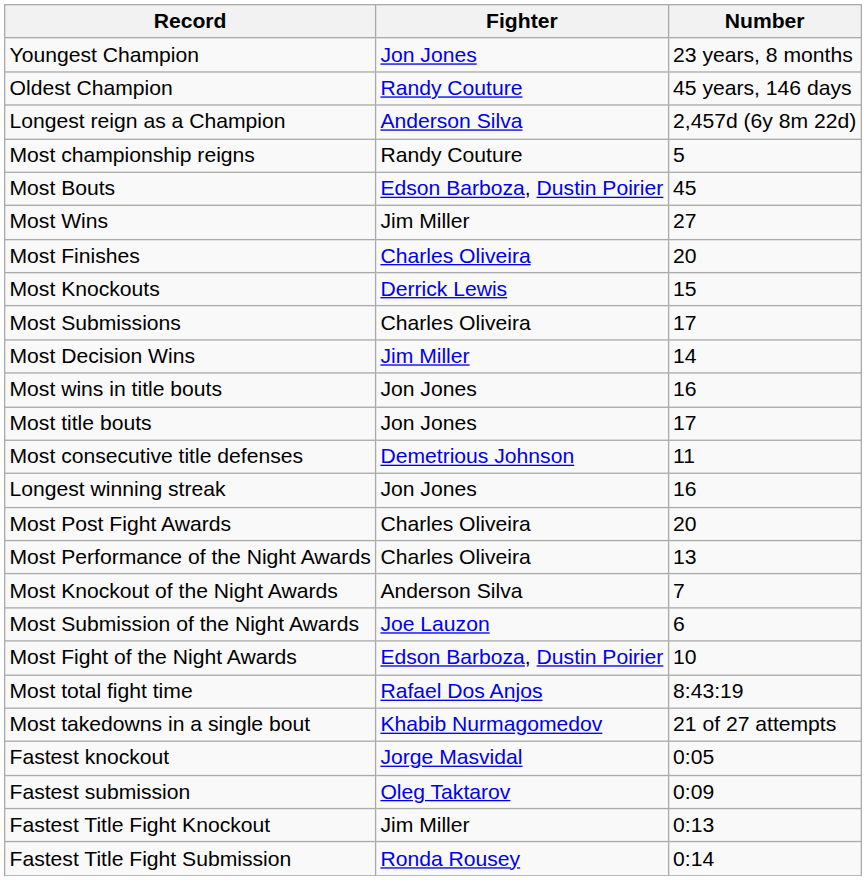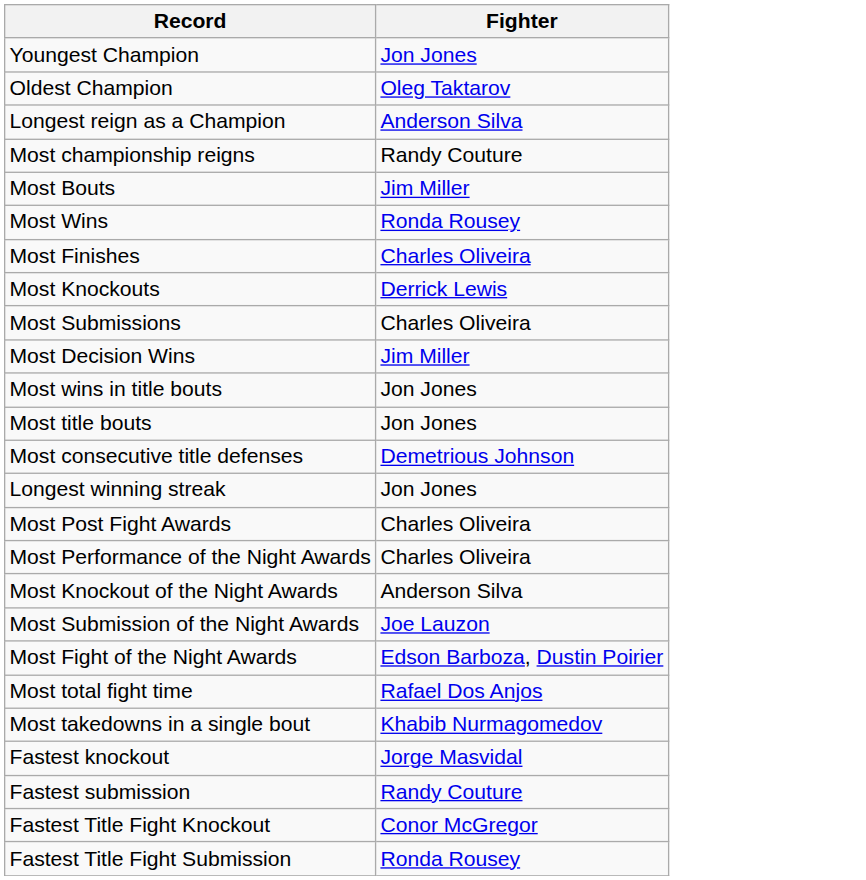- column: (765, 21)
(451, 88) Randy Couture -> (445, 88) Oleg Taktarov
(522, 188) Edson Barboza, Dustin Poirier -> (425, 188) Jim Miller
(425, 222) Jim Miller -> (450, 222) Ronda Rousey
(445, 791) Oleg Taktarov -> (451, 791) Randy Couture
(425, 825) Jim Miller -> (459, 825) Conor McGregor
